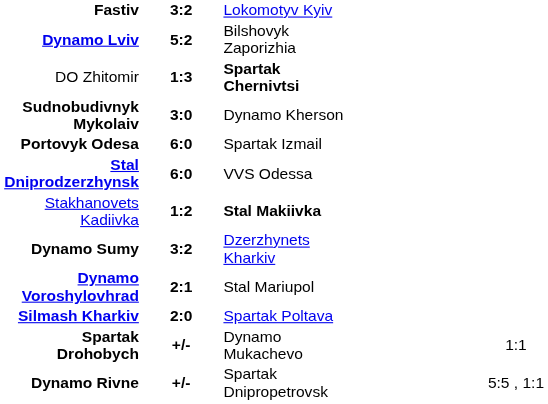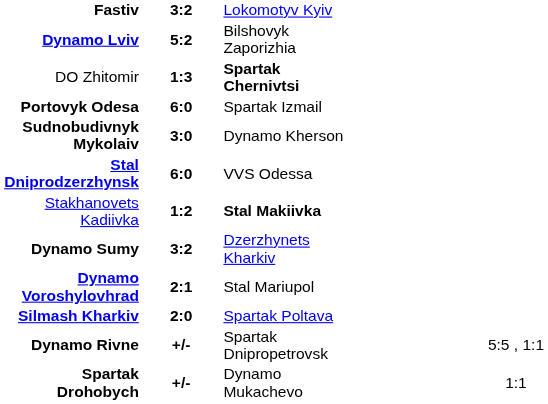rows swapped: (80, 144) <-> (81, 115)
rows swapped: (85, 383) <-> (98, 345)
